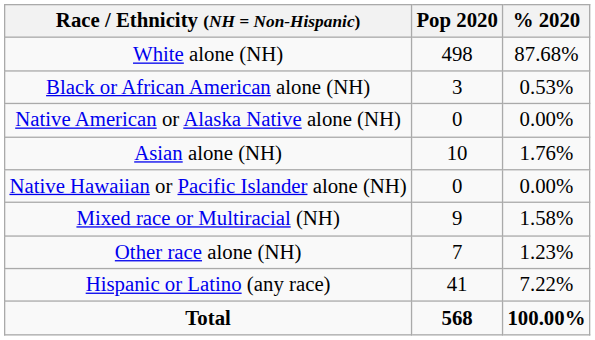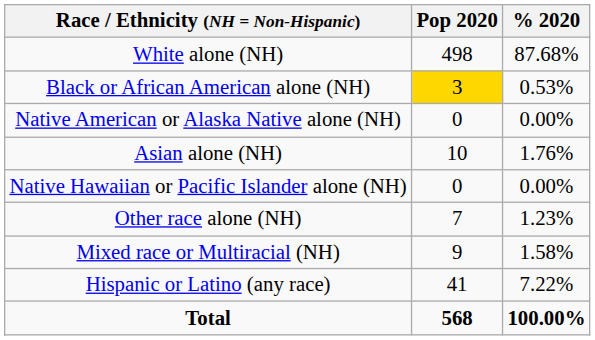(457, 86) no background -> (457, 86) gold background
rows swapped: (208, 251) <-> (208, 218)
